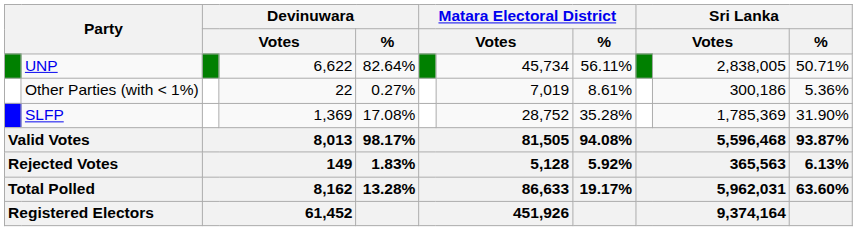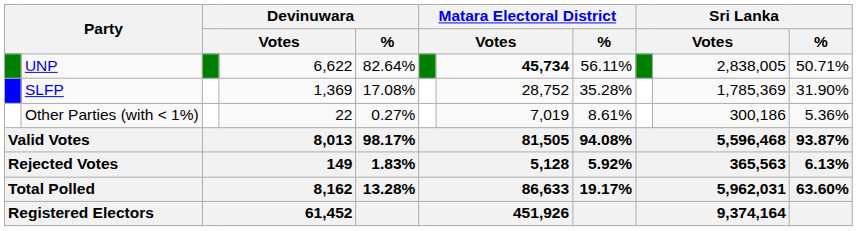(545, 66) normal -> (545, 66) bold
rows swapped: (44, 115) <-> (112, 90)
